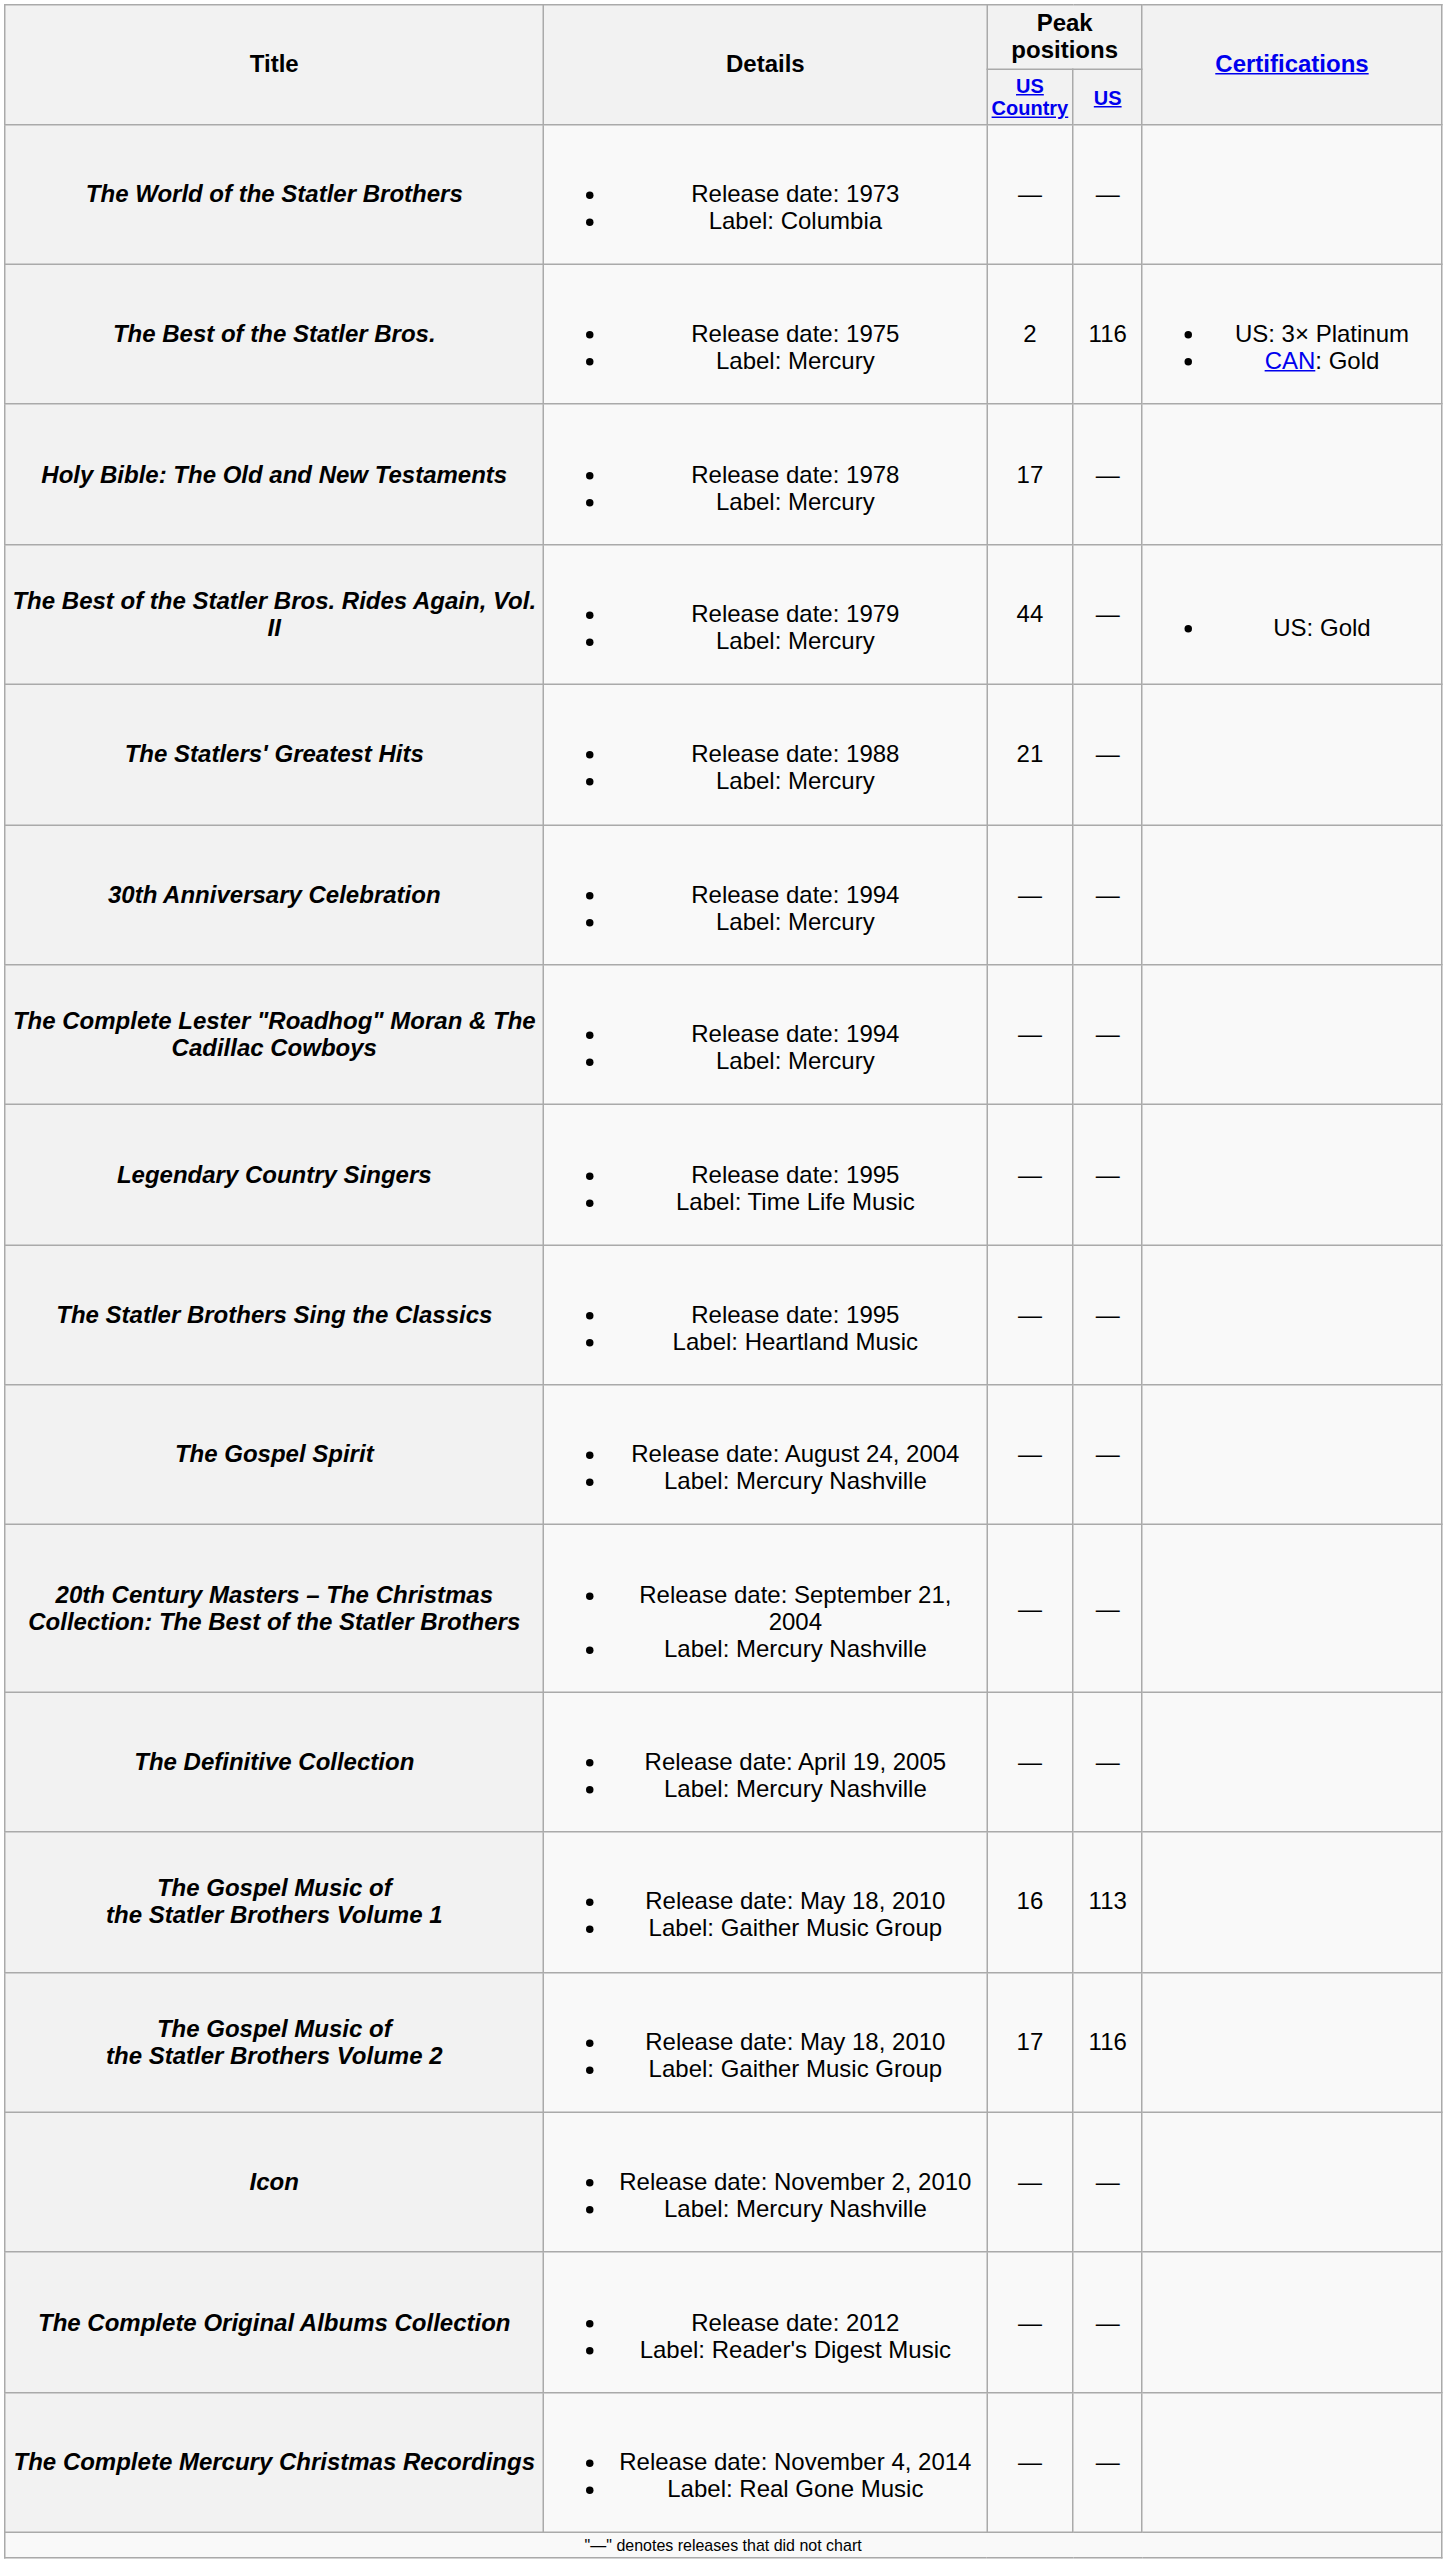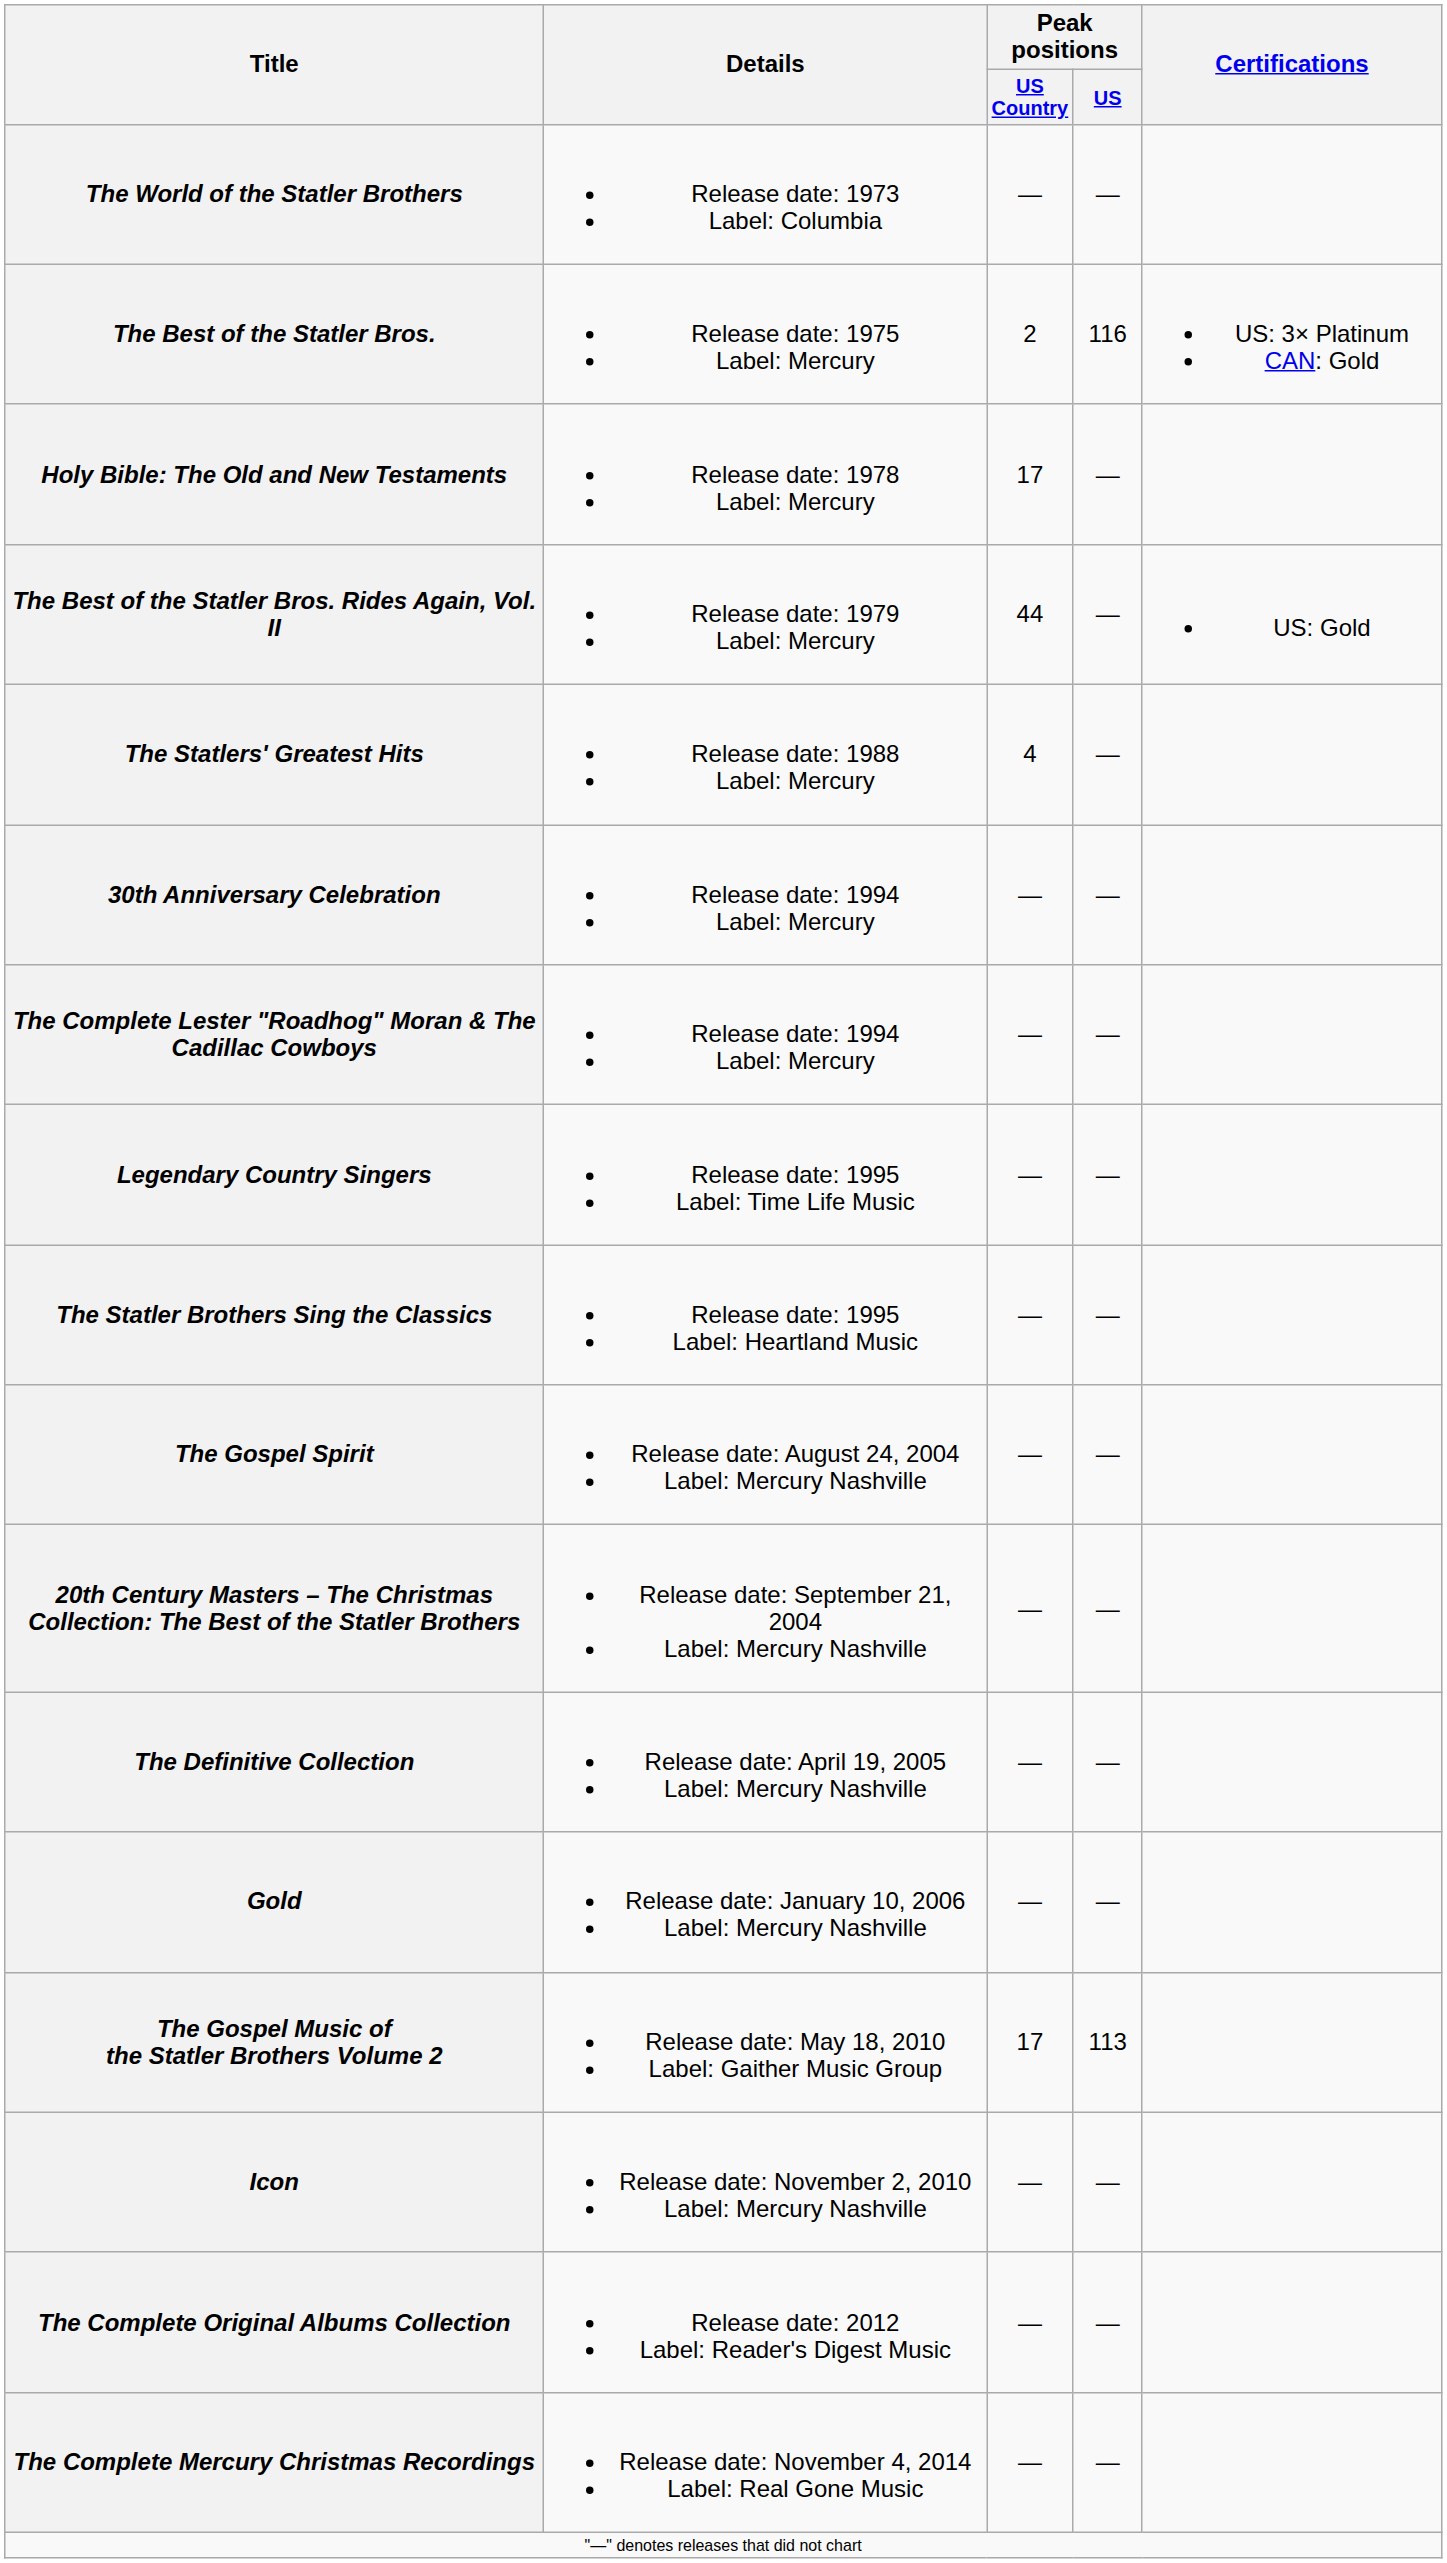(1030, 754) 21 -> (1030, 754) 4
+ row: (274, 1901)
- row: (274, 1901)
(1108, 2041) 116 -> (1108, 2041) 113
